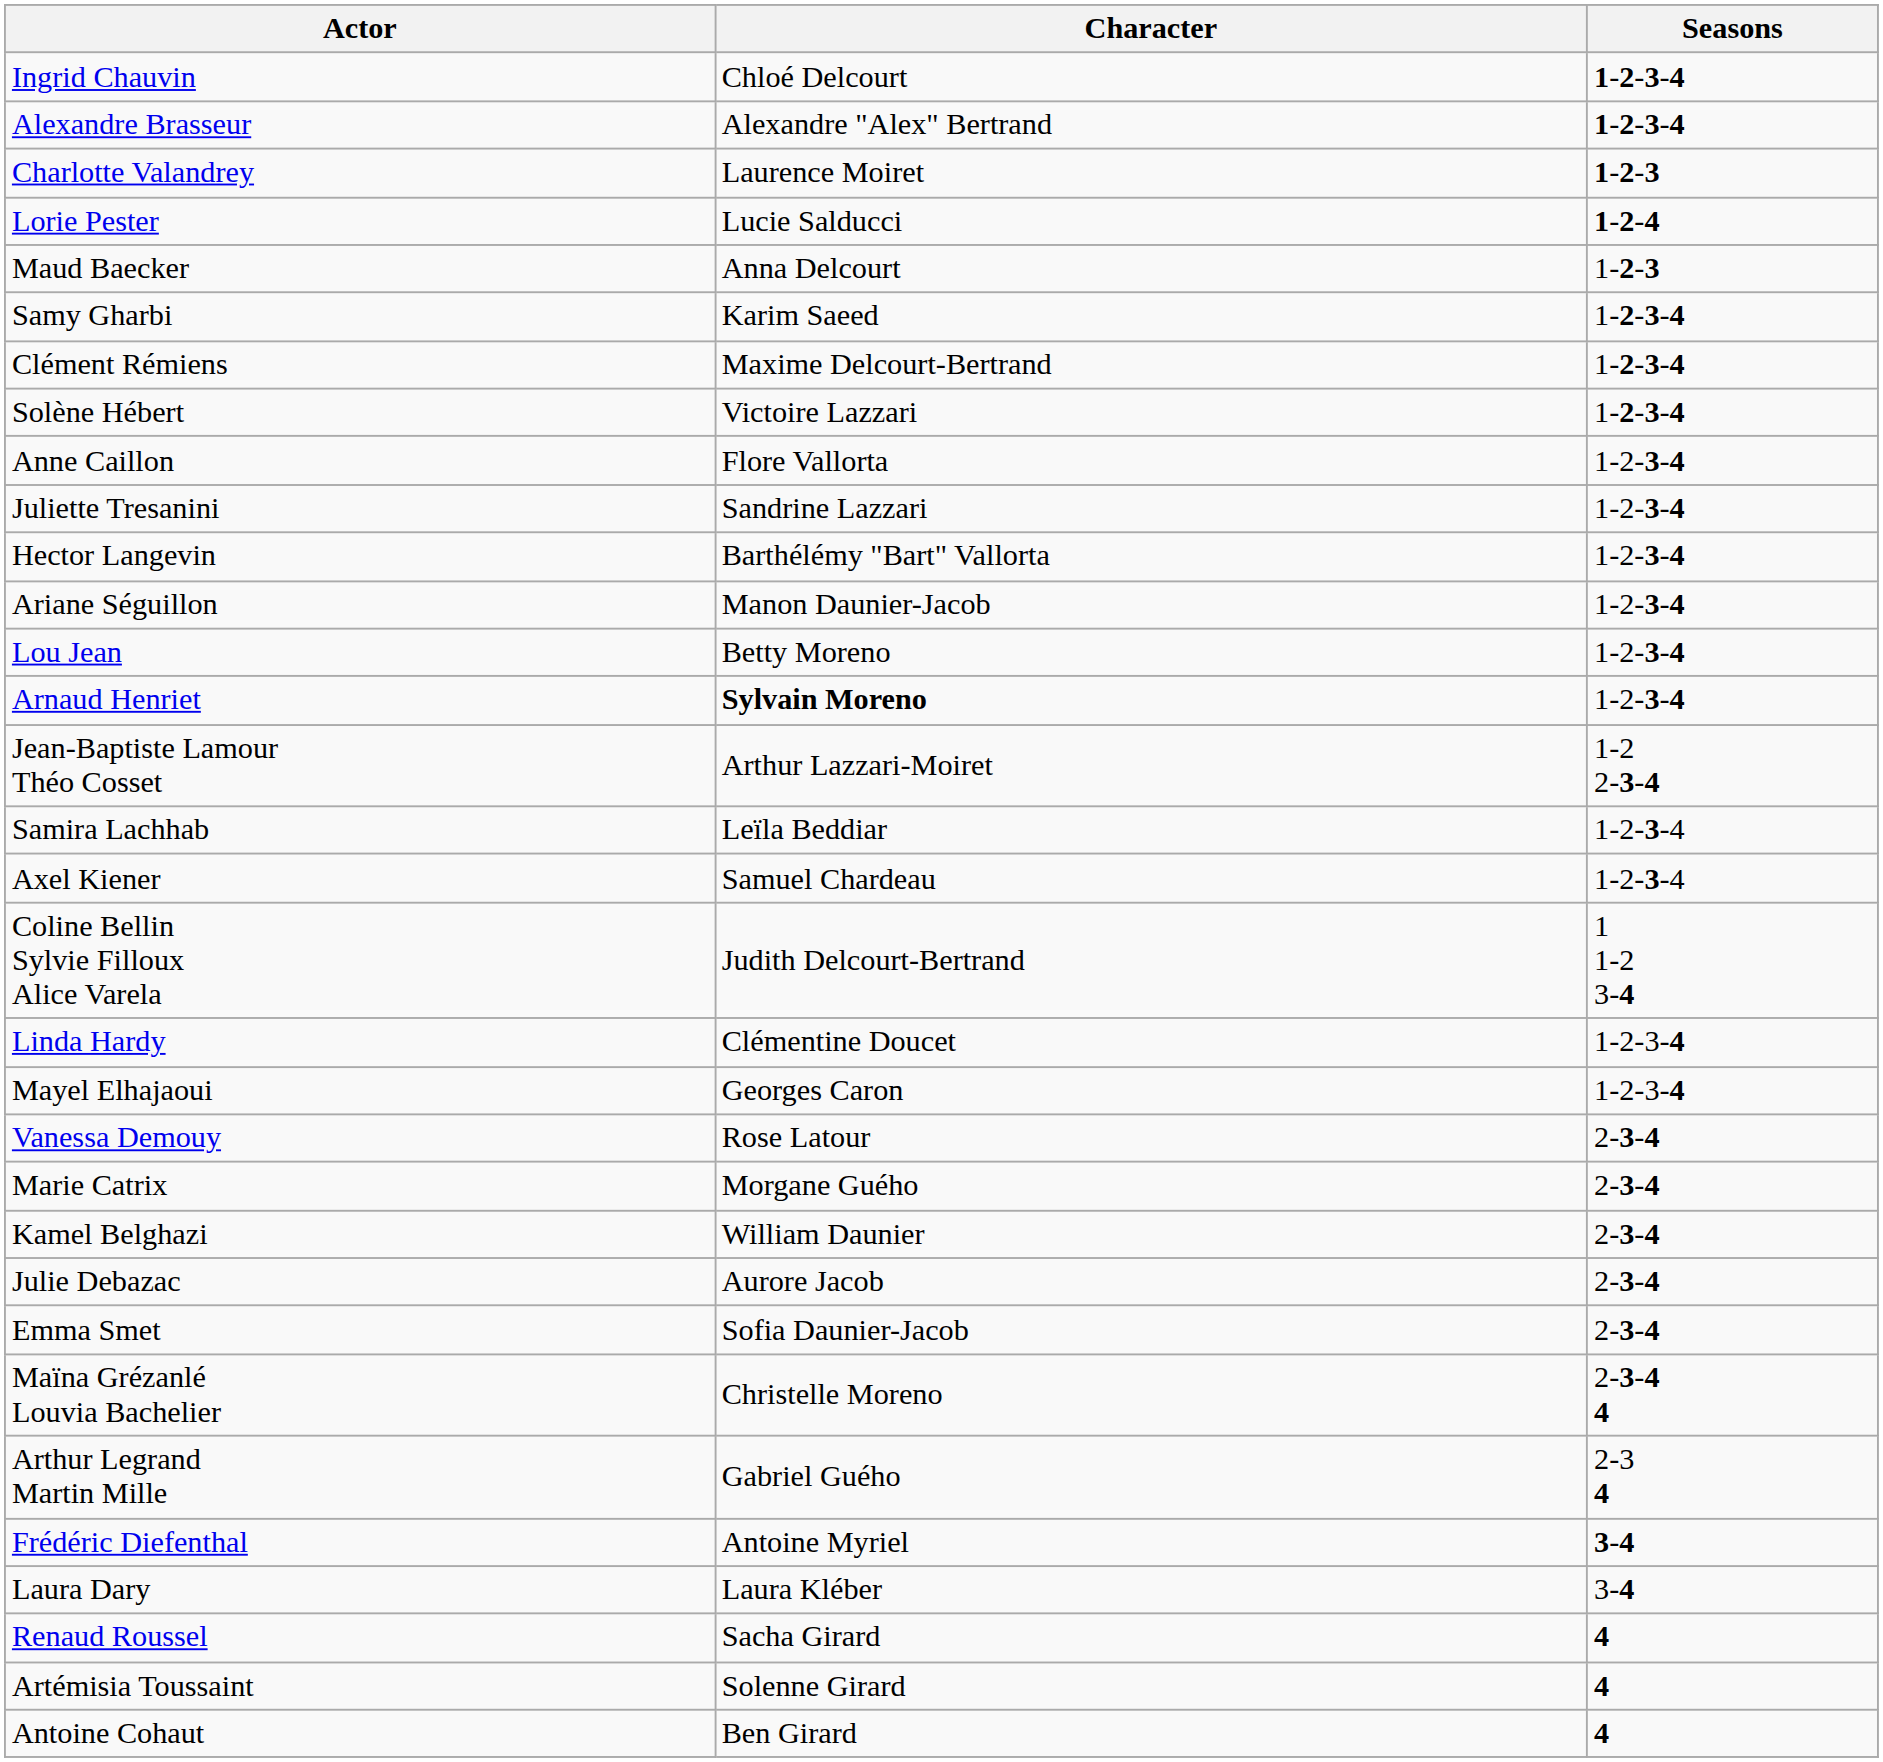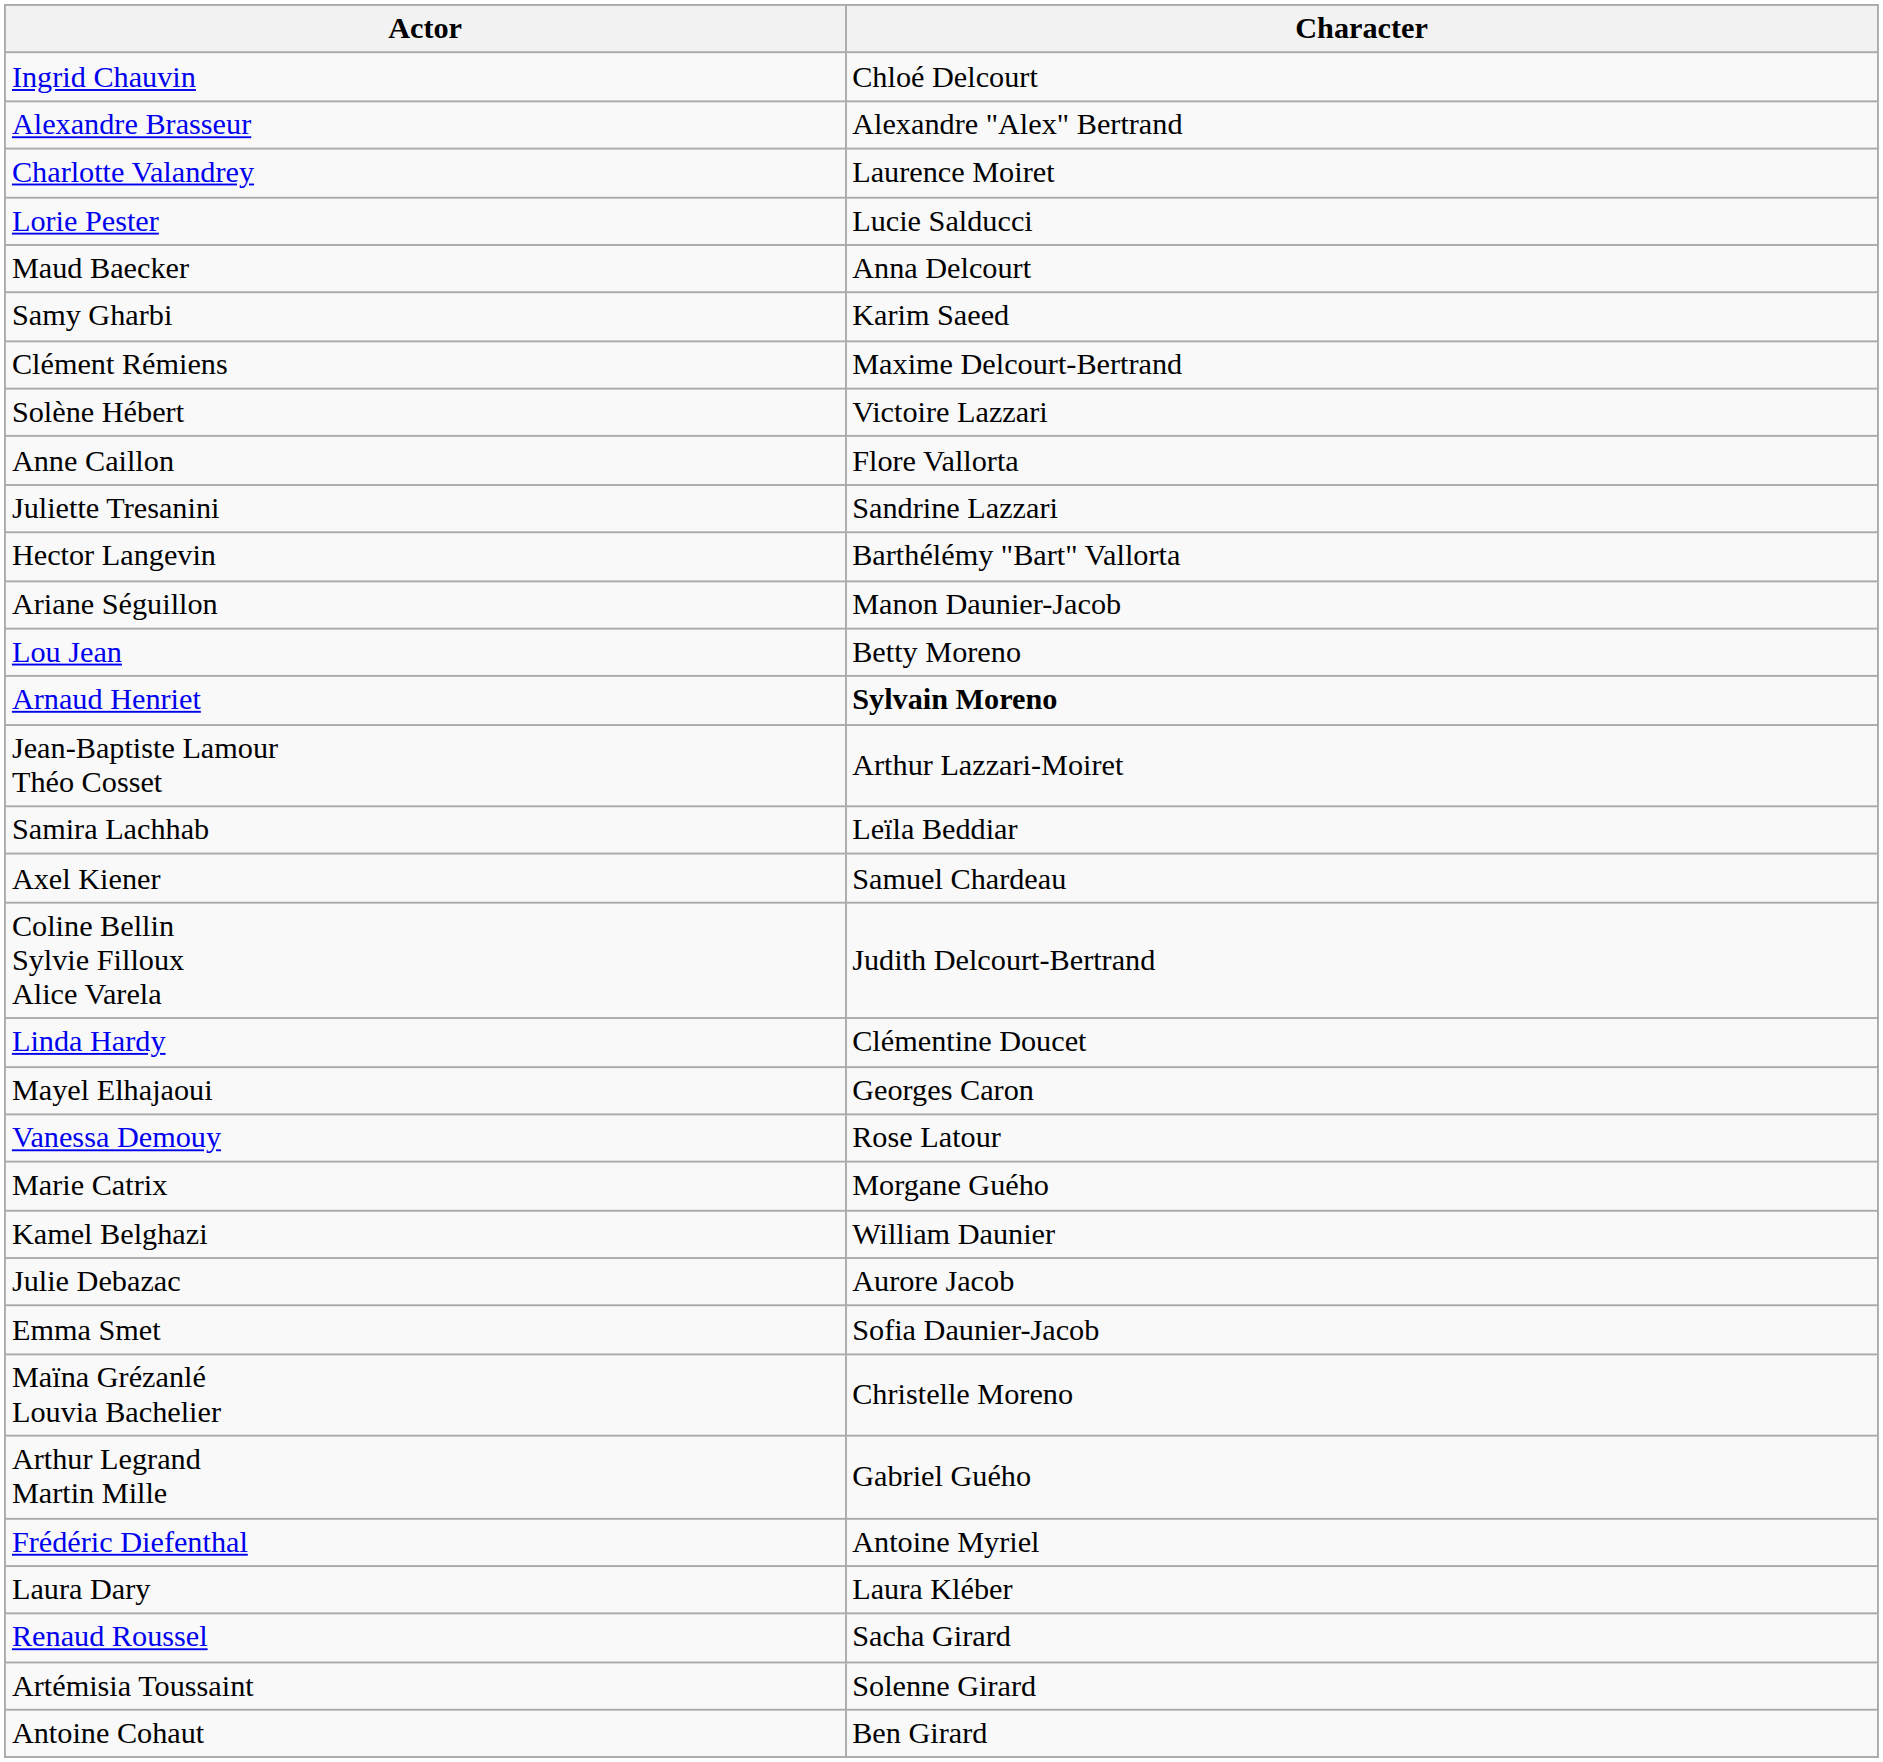- column: (1732, 28)
